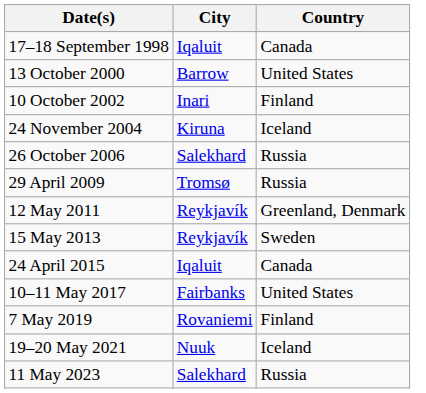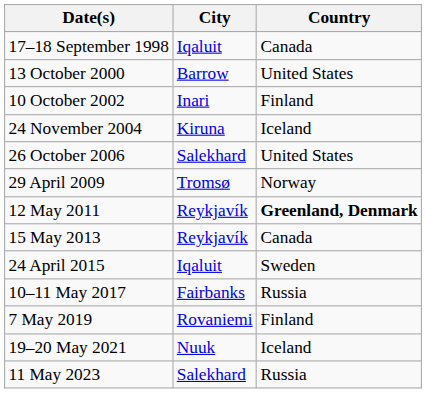(284, 155) Russia -> (307, 155) United States
(284, 182) Russia -> (288, 182) Norway
(333, 210) normal -> (339, 210) bold
(288, 237) Sweden -> (286, 237) Canada
(286, 264) Canada -> (288, 264) Sweden
(307, 292) United States -> (284, 292) Russia
